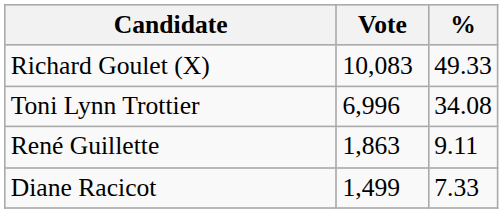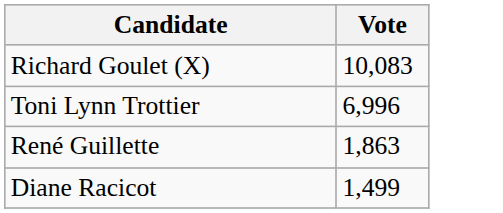- column: (463, 24)
